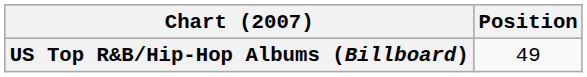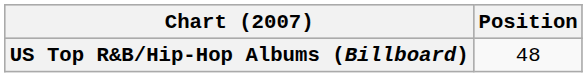(528, 55) 49 -> (528, 55) 48
